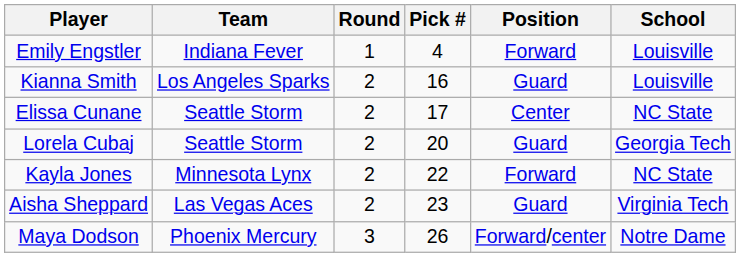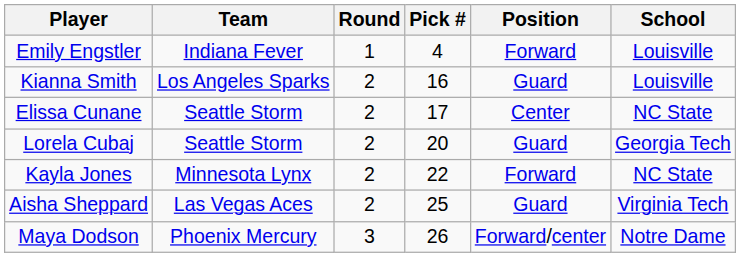(438, 205) 23 -> (438, 205) 25
